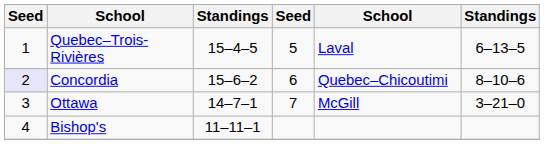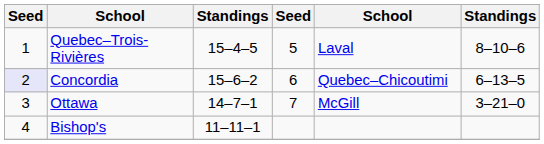(500, 48) 6–13–5 -> (500, 48) 8–10–6
(500, 80) 8–10–6 -> (500, 80) 6–13–5
